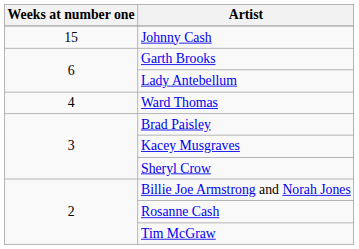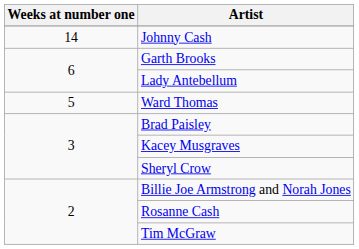(71, 37) 15 -> (71, 37) 14
(71, 102) 4 -> (71, 102) 5
